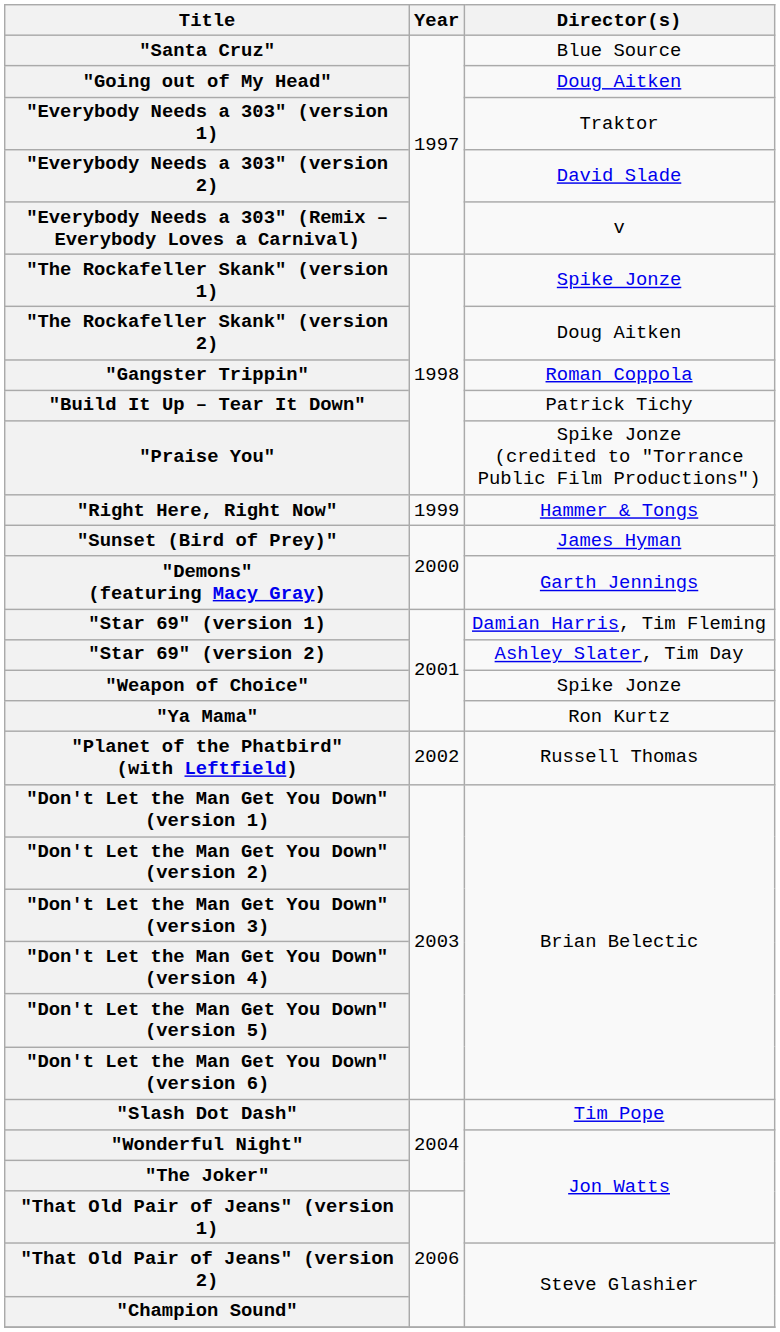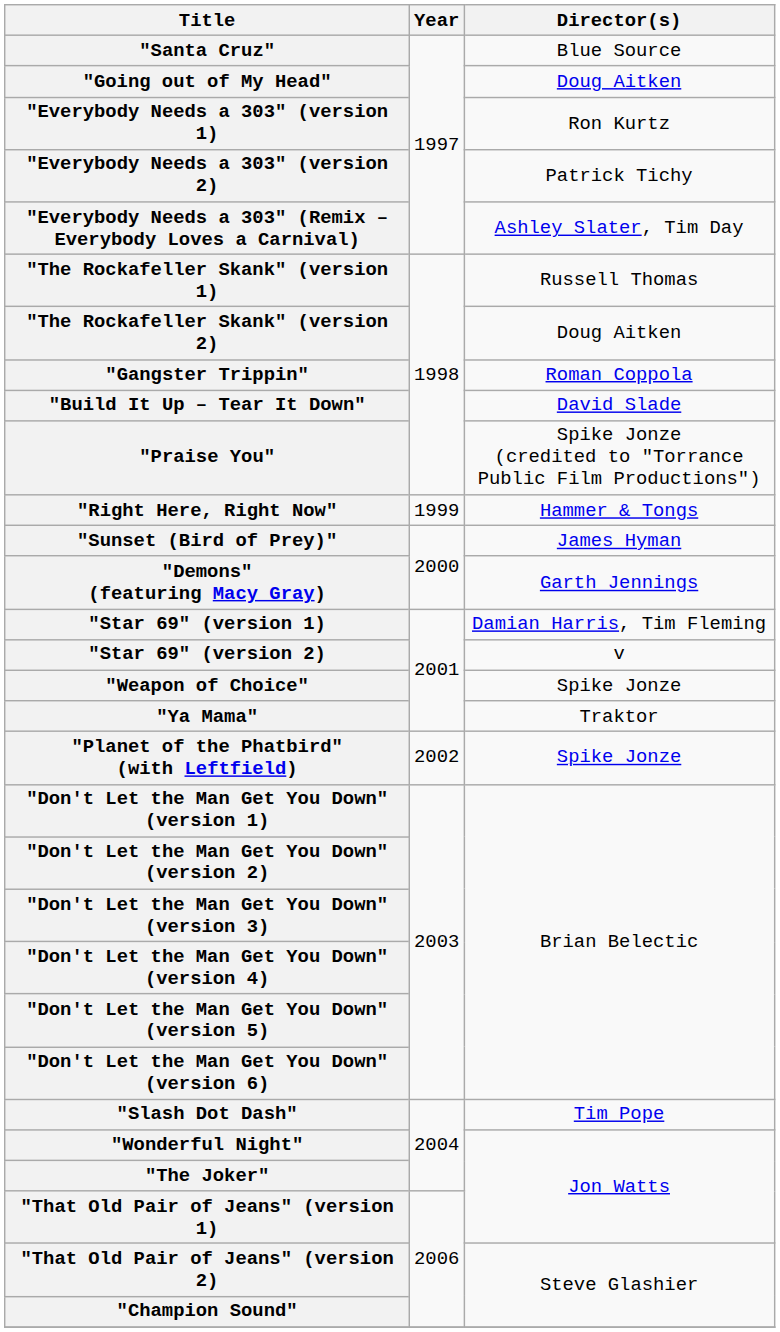(619, 123) Traktor -> (619, 123) Ron Kurtz
(619, 176) David Slade -> (619, 176) Patrick Tichy
(619, 228) v -> (619, 228) Ashley Slater, Tim Day
(619, 281) Spike Jonze -> (619, 281) Russell Thomas
(619, 405) Patrick Tichy -> (619, 405) David Slade
(619, 655) Ashley Slater, Tim Day -> (619, 655) v
(619, 716) Ron Kurtz -> (619, 716) Traktor
(619, 758) Russell Thomas -> (619, 758) Spike Jonze
